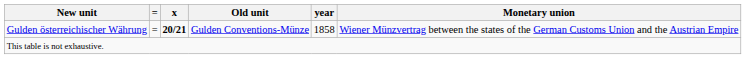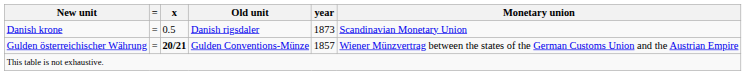+ row: (35, 29)
(324, 29) 1858 -> (324, 45) 1857
